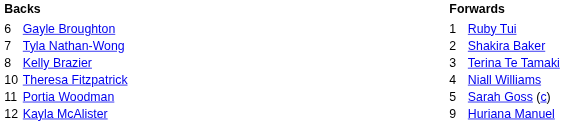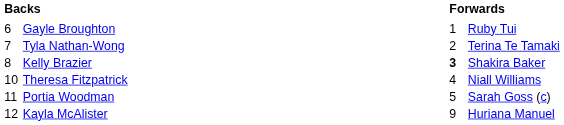(507, 46) Shakira Baker -> (514, 46) Terina Te Tamaki
(453, 63) normal -> (453, 63) bold
(514, 63) Terina Te Tamaki -> (507, 63) Shakira Baker
